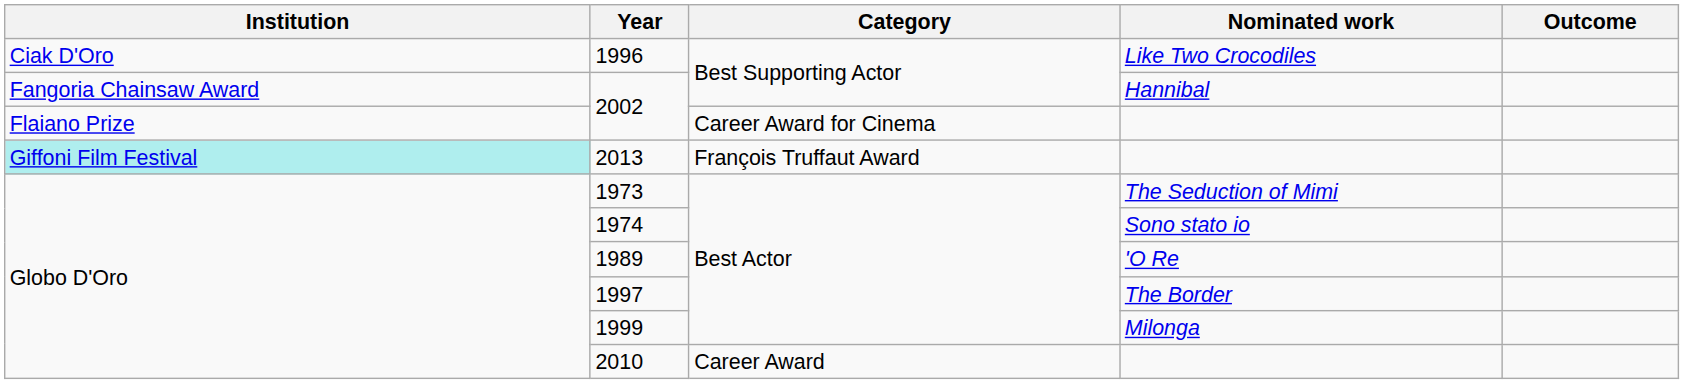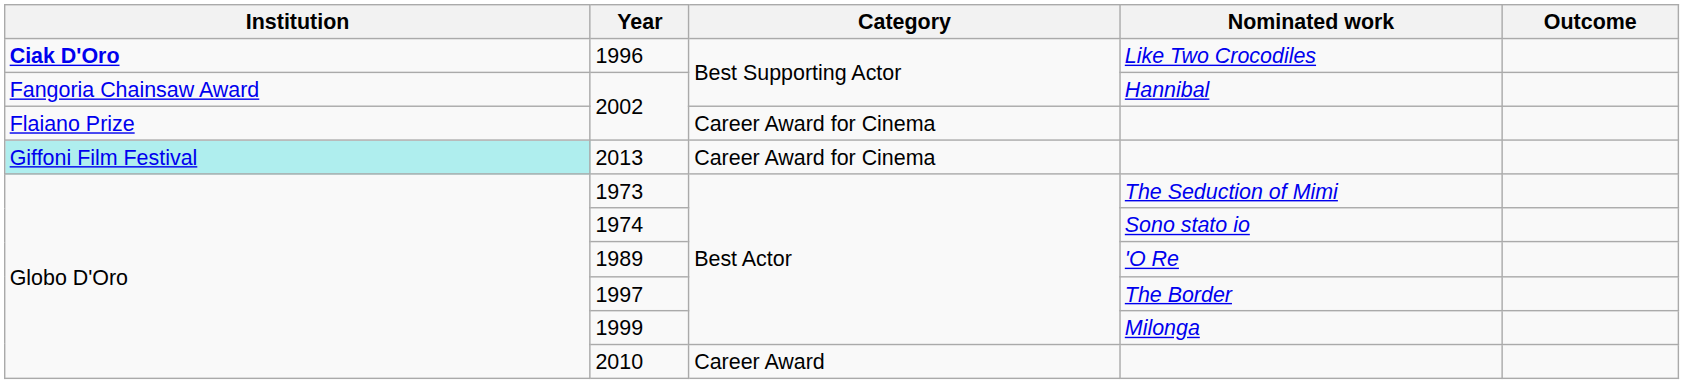(62, 56) normal -> (65, 56) bold
(807, 158) François Truffaut Award -> (815, 158) Career Award for Cinema
